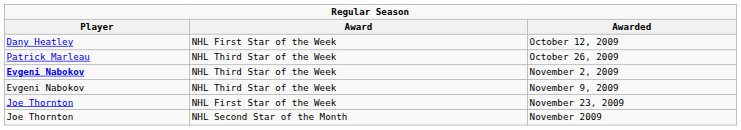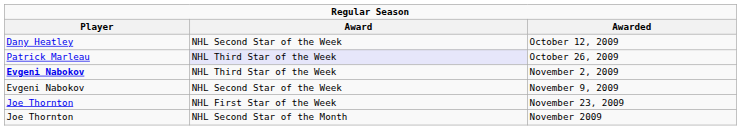(264, 42) NHL First Star of the Week -> (267, 42) NHL Second Star of the Week
(264, 57) no background -> (264, 57) lavender background
(264, 87) NHL Third Star of the Week -> (267, 87) NHL Second Star of the Week
